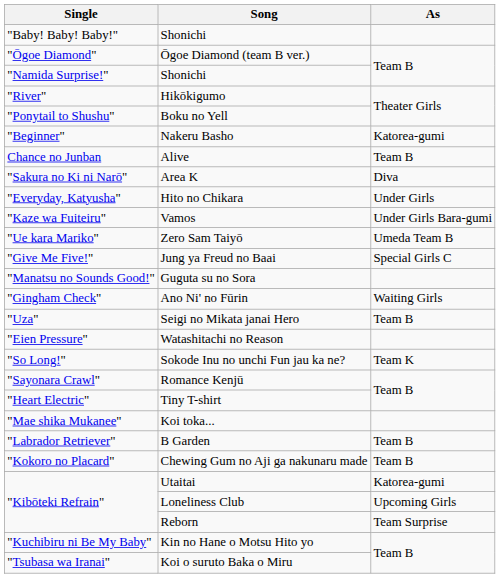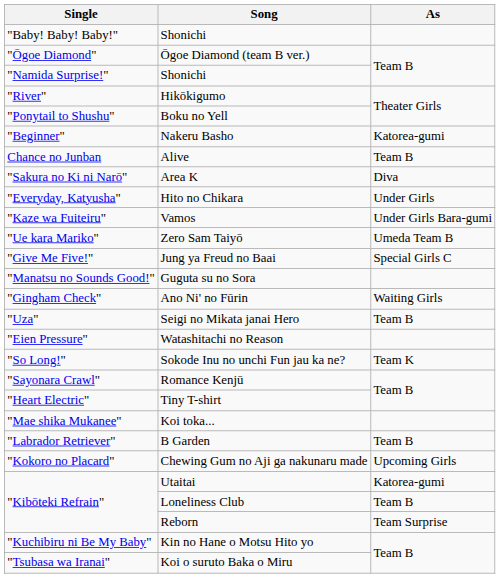(393, 461) Team B -> (415, 461) Upcoming Girls
(415, 501) Upcoming Girls -> (393, 501) Team B
